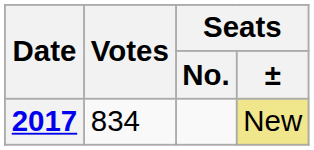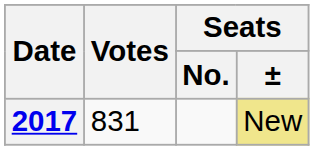(115, 121) 834 -> (115, 121) 831
